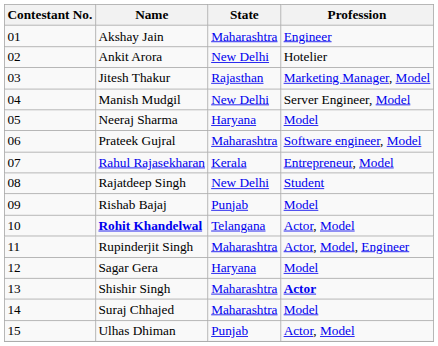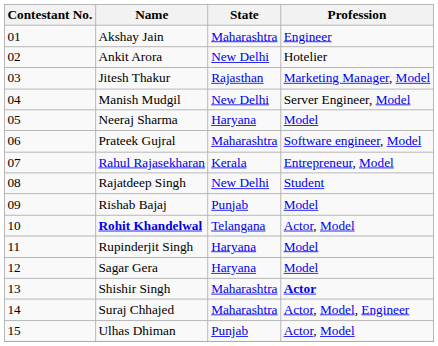(244, 246) Maharashtra -> (234, 246) Haryana
(346, 246) Actor, Model, Engineer -> (301, 246) Model
(301, 309) Model -> (346, 309) Actor, Model, Engineer
